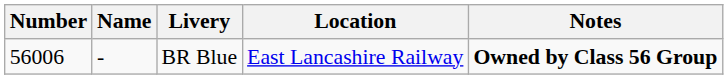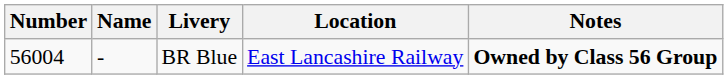(37, 56) 56006 -> (37, 56) 56004
